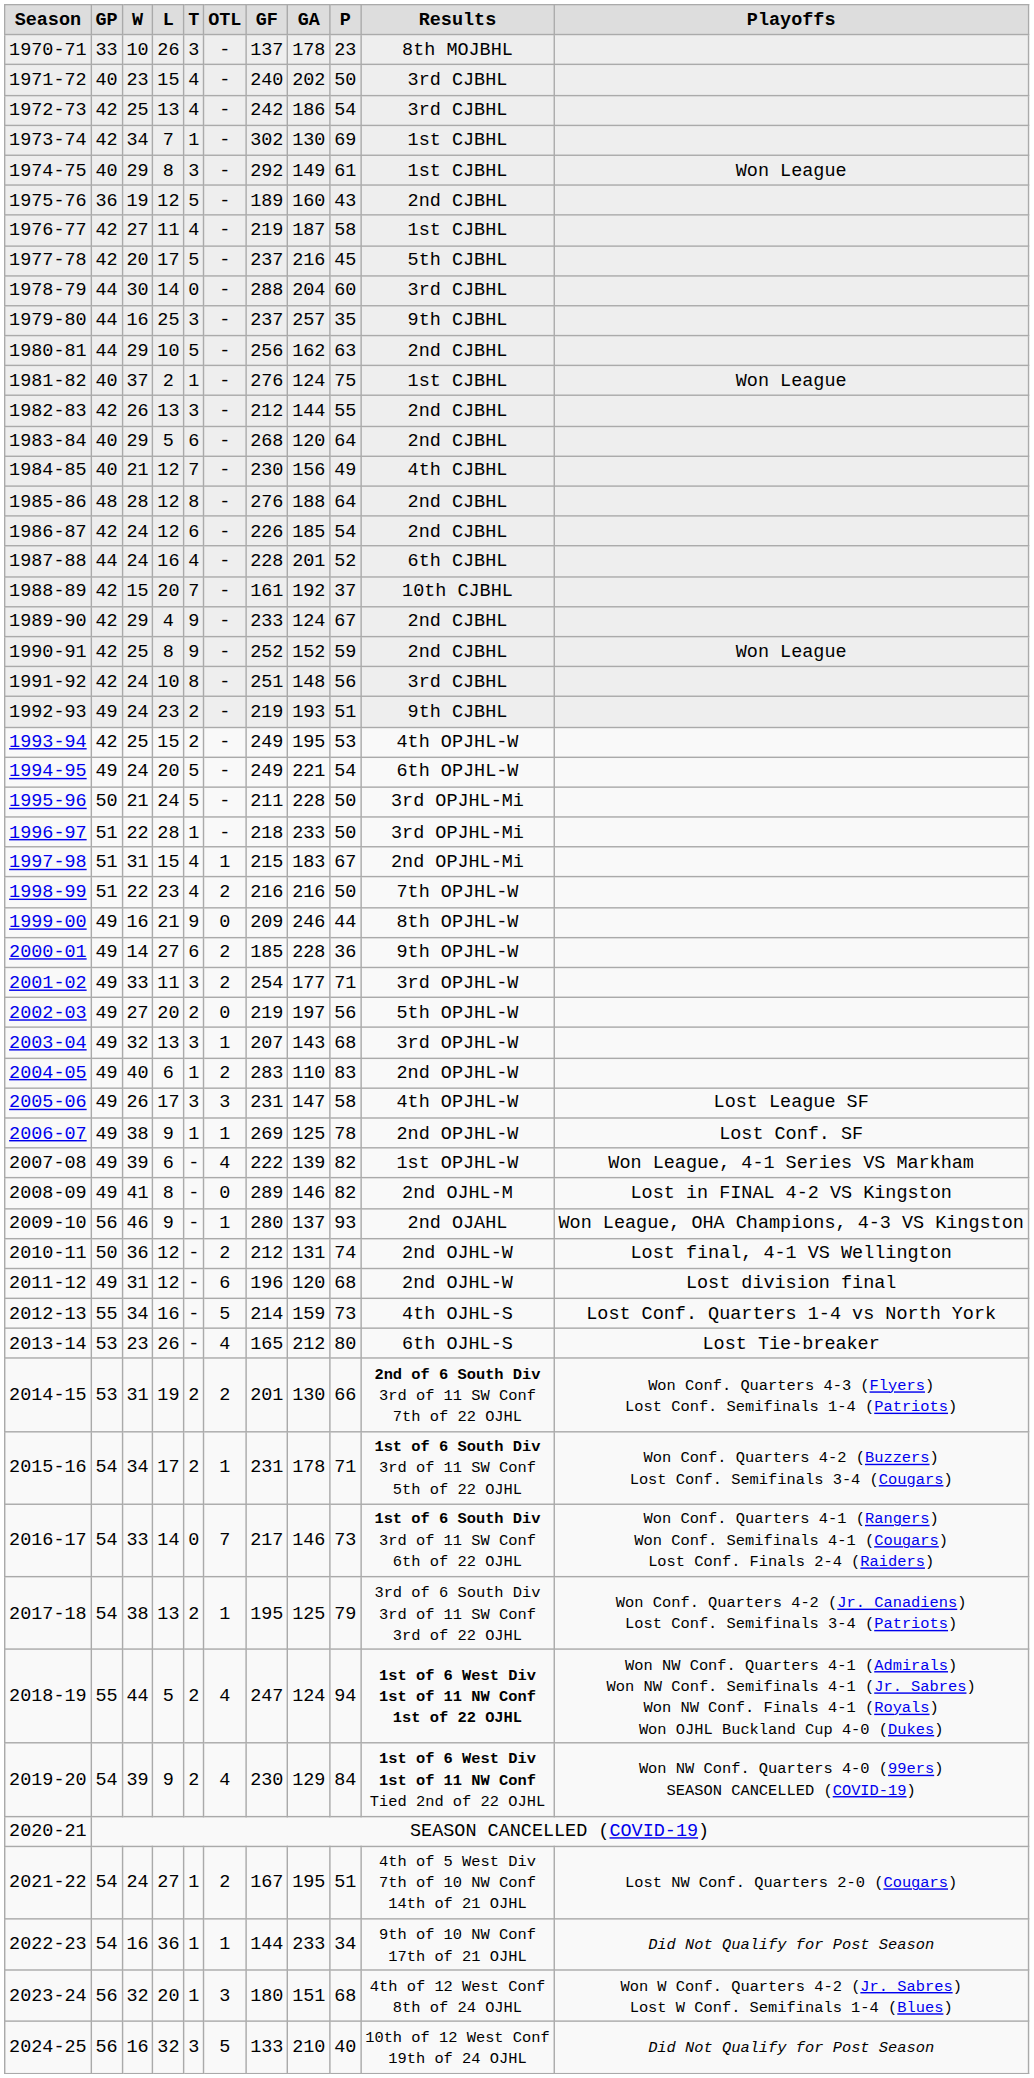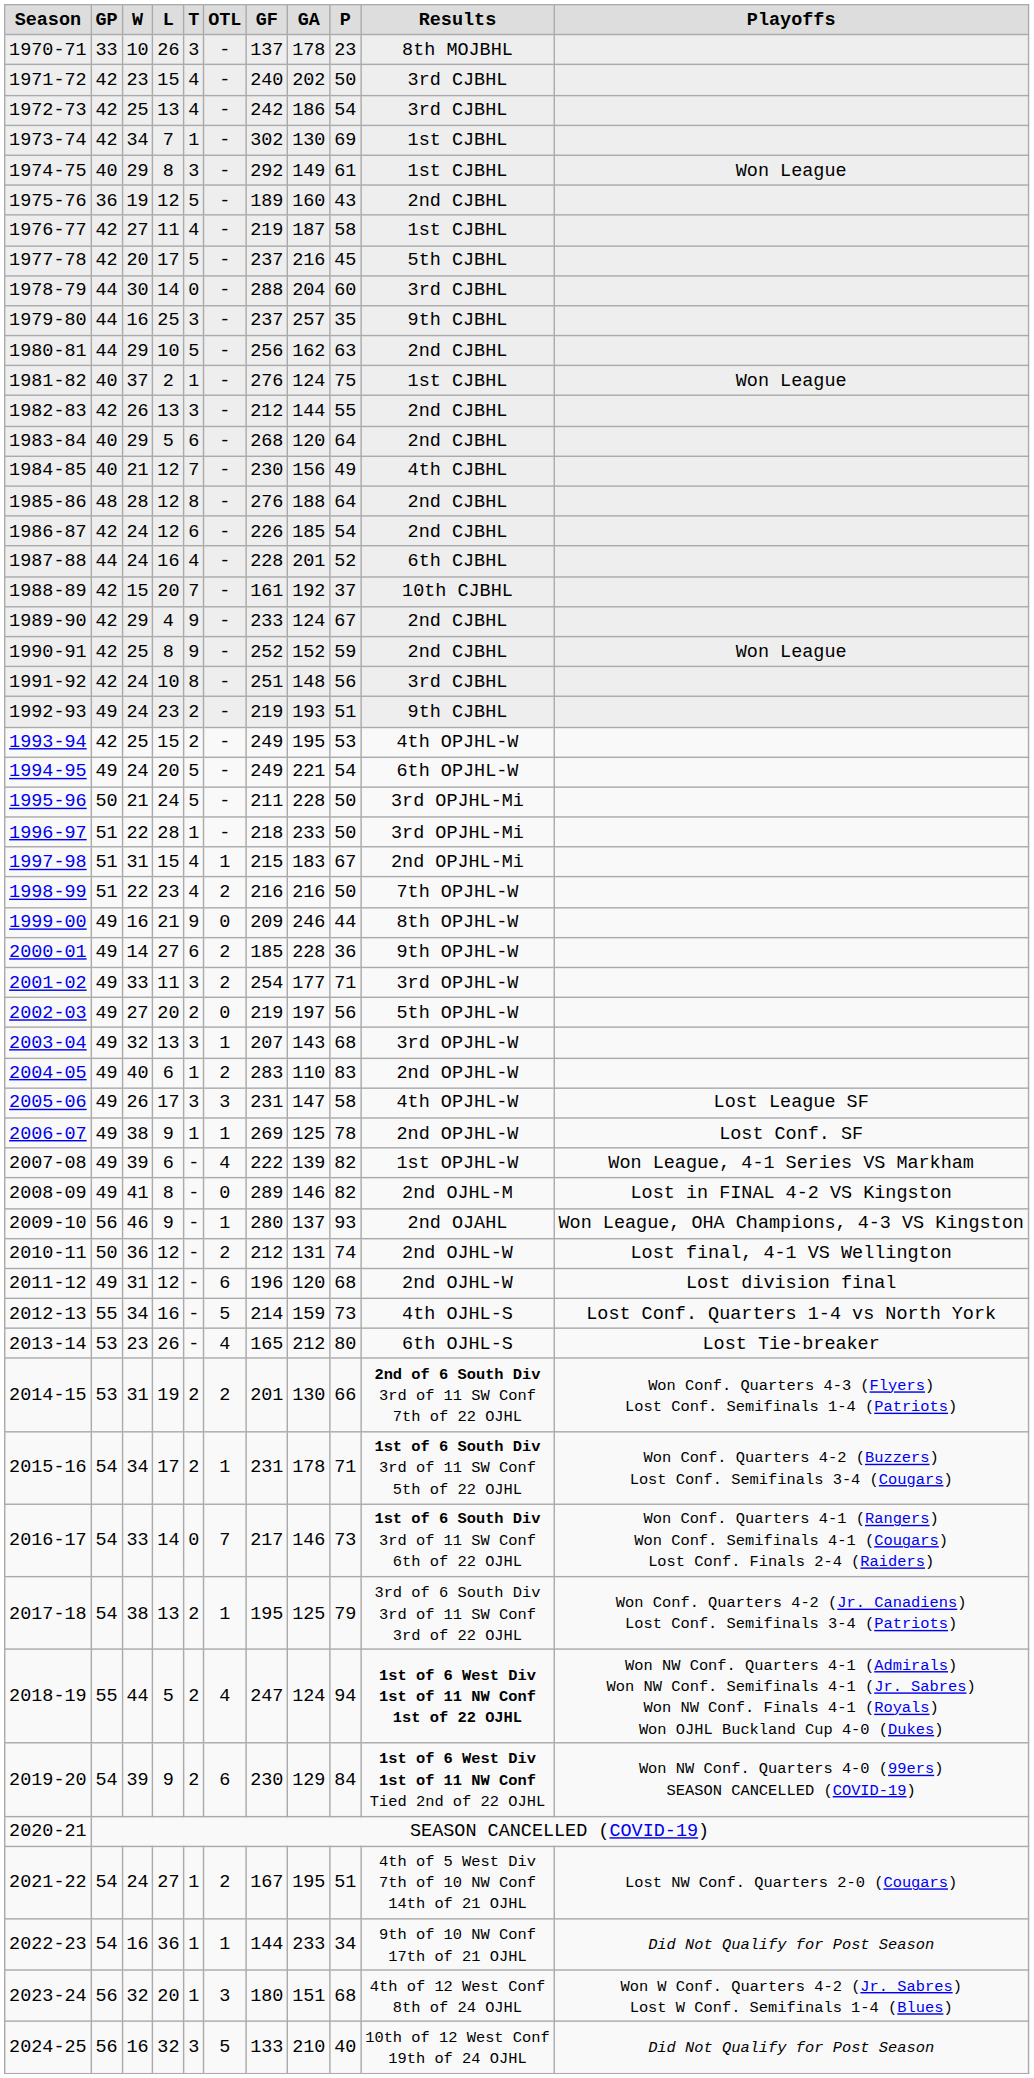(107, 80) 40 -> (107, 80) 42
(225, 1780) 4 -> (225, 1780) 6
